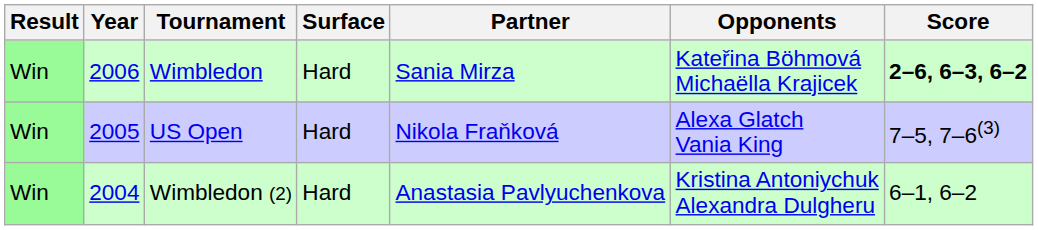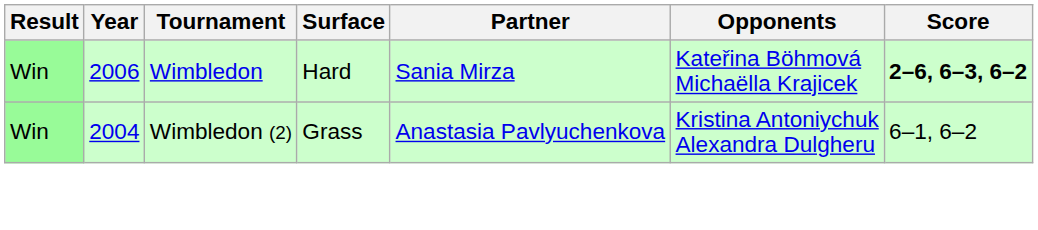- row: (196, 132)
(327, 193) Hard -> (332, 132) Grass
